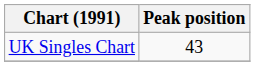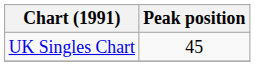(194, 46) 43 -> (194, 46) 45
